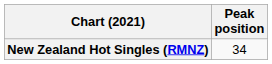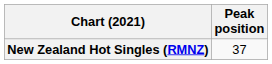(239, 49) 34 -> (239, 49) 37
